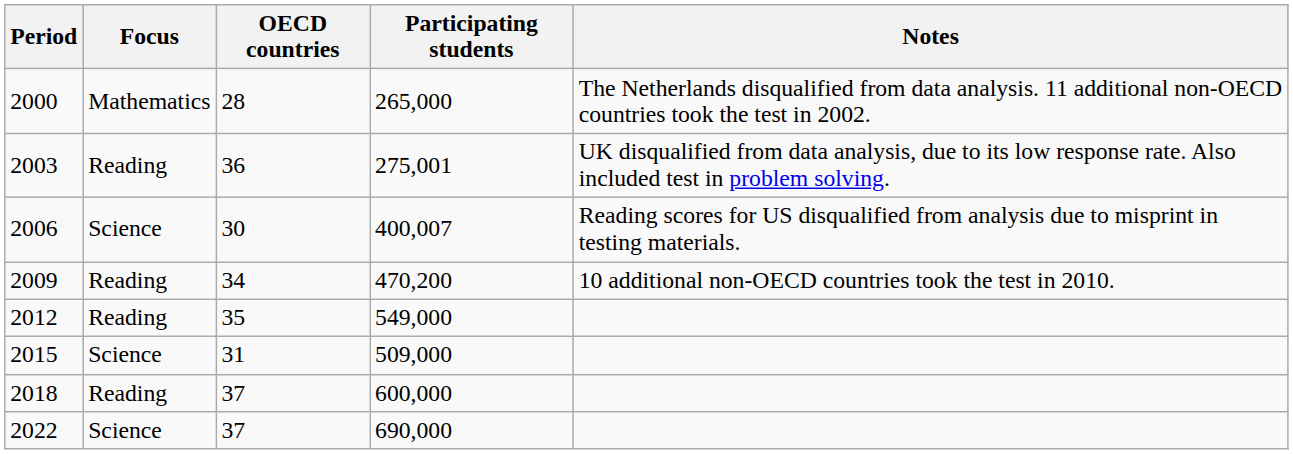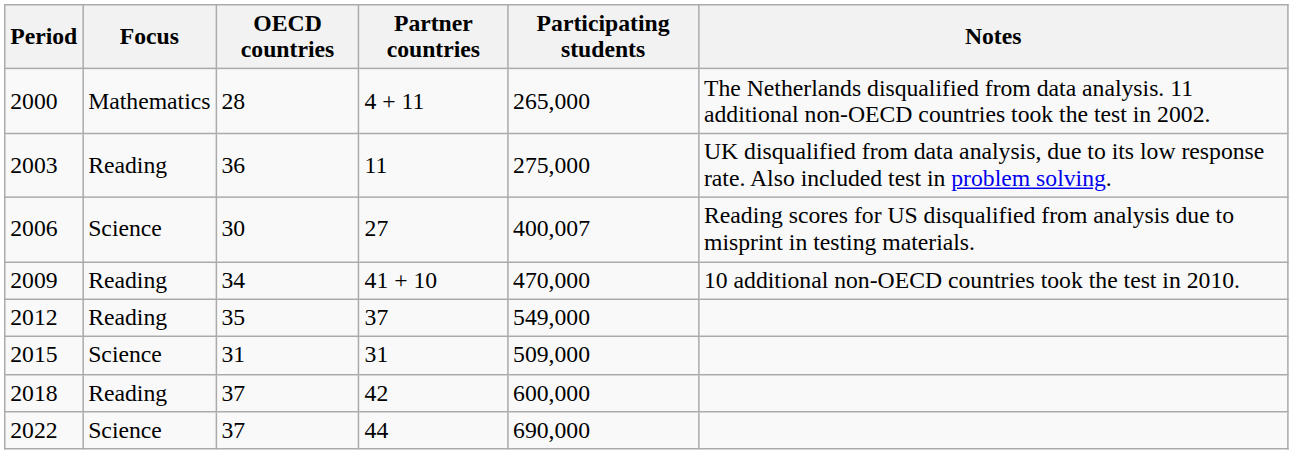+ column: (433, 36)
(414, 164) 275,001 -> (552, 164) 275,000
(414, 280) 470,200 -> (552, 280) 470,000
